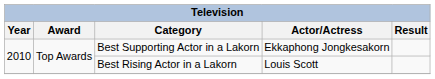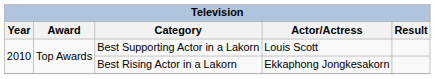(327, 47) Ekkaphong Jongkesakorn -> (291, 47) Louis Scott
(291, 64) Louis Scott -> (327, 64) Ekkaphong Jongkesakorn
